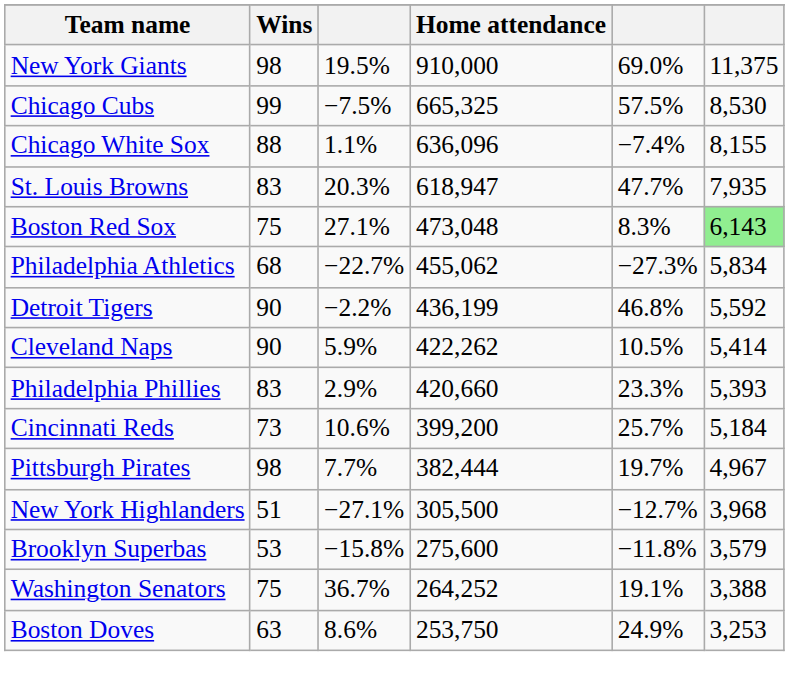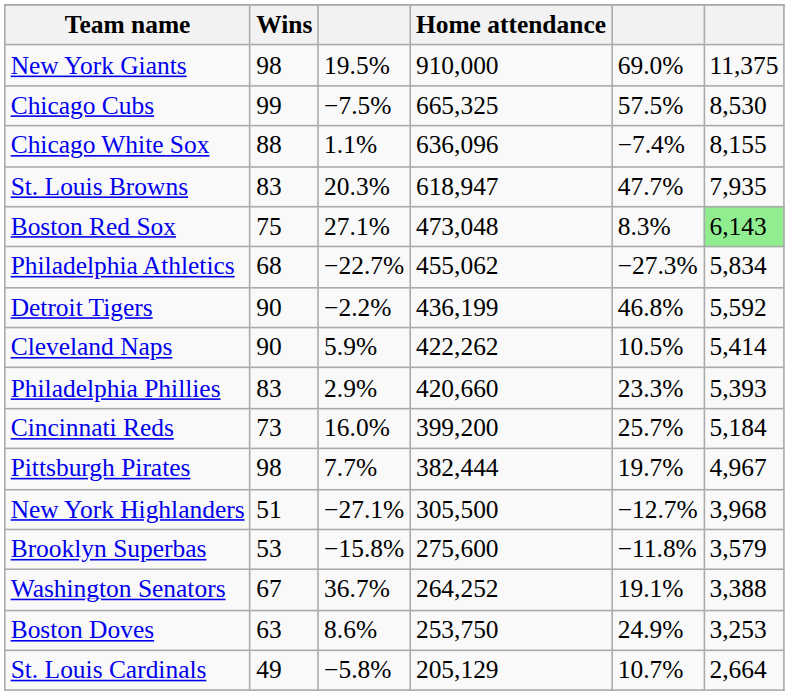(357, 428) 10.6% -> (357, 428) 16.0%
(269, 589) 75 -> (269, 589) 67
+ row: (109, 670)
